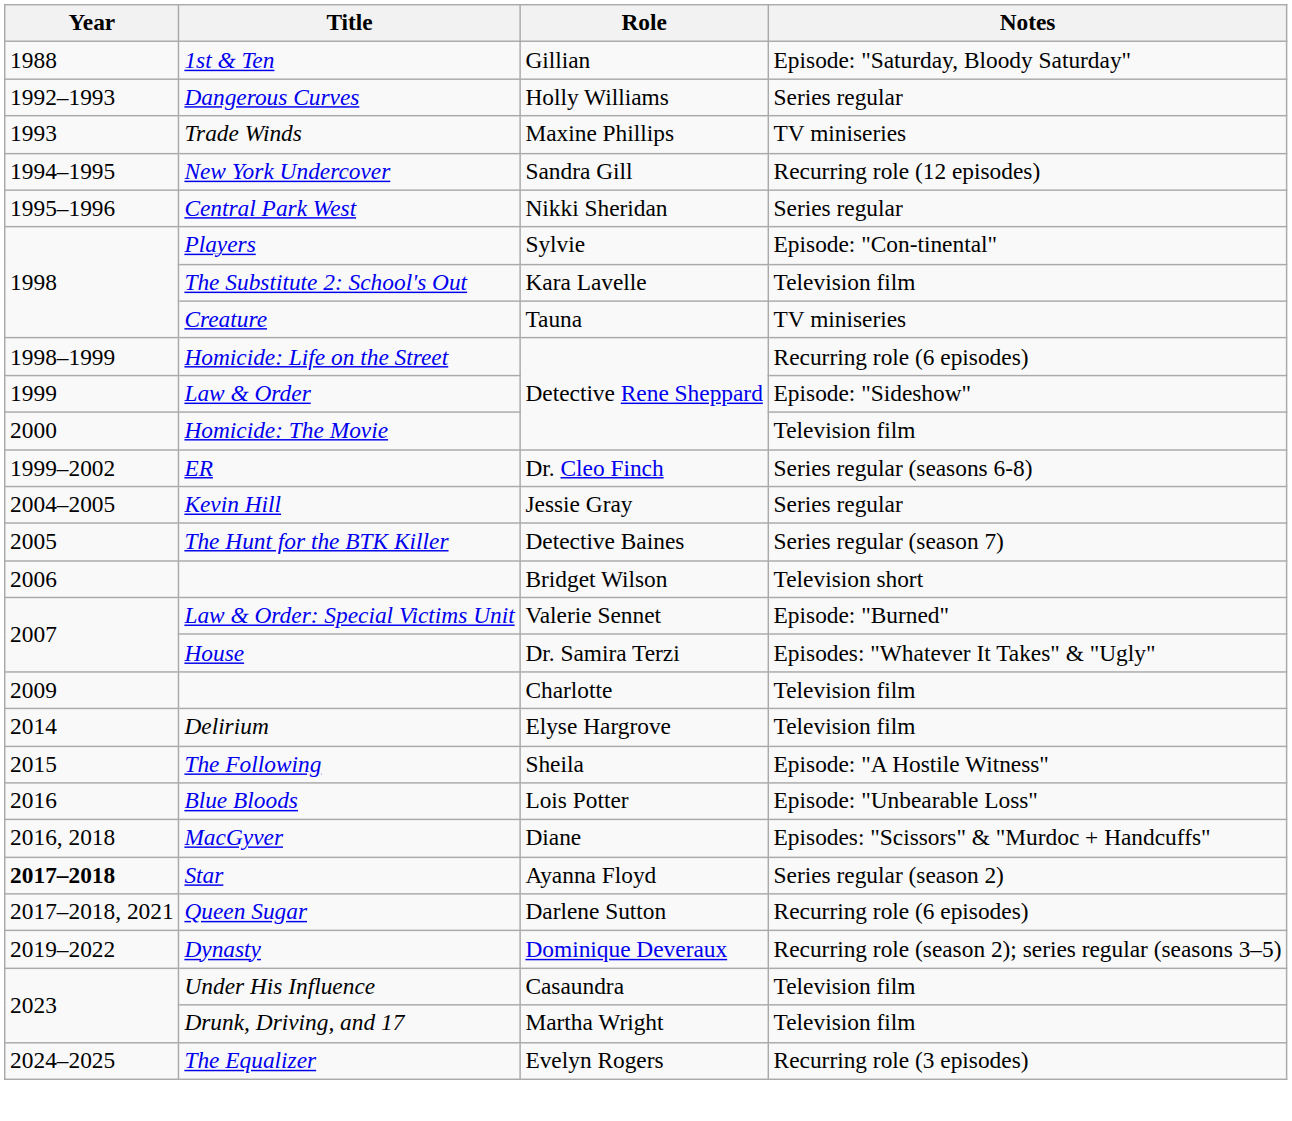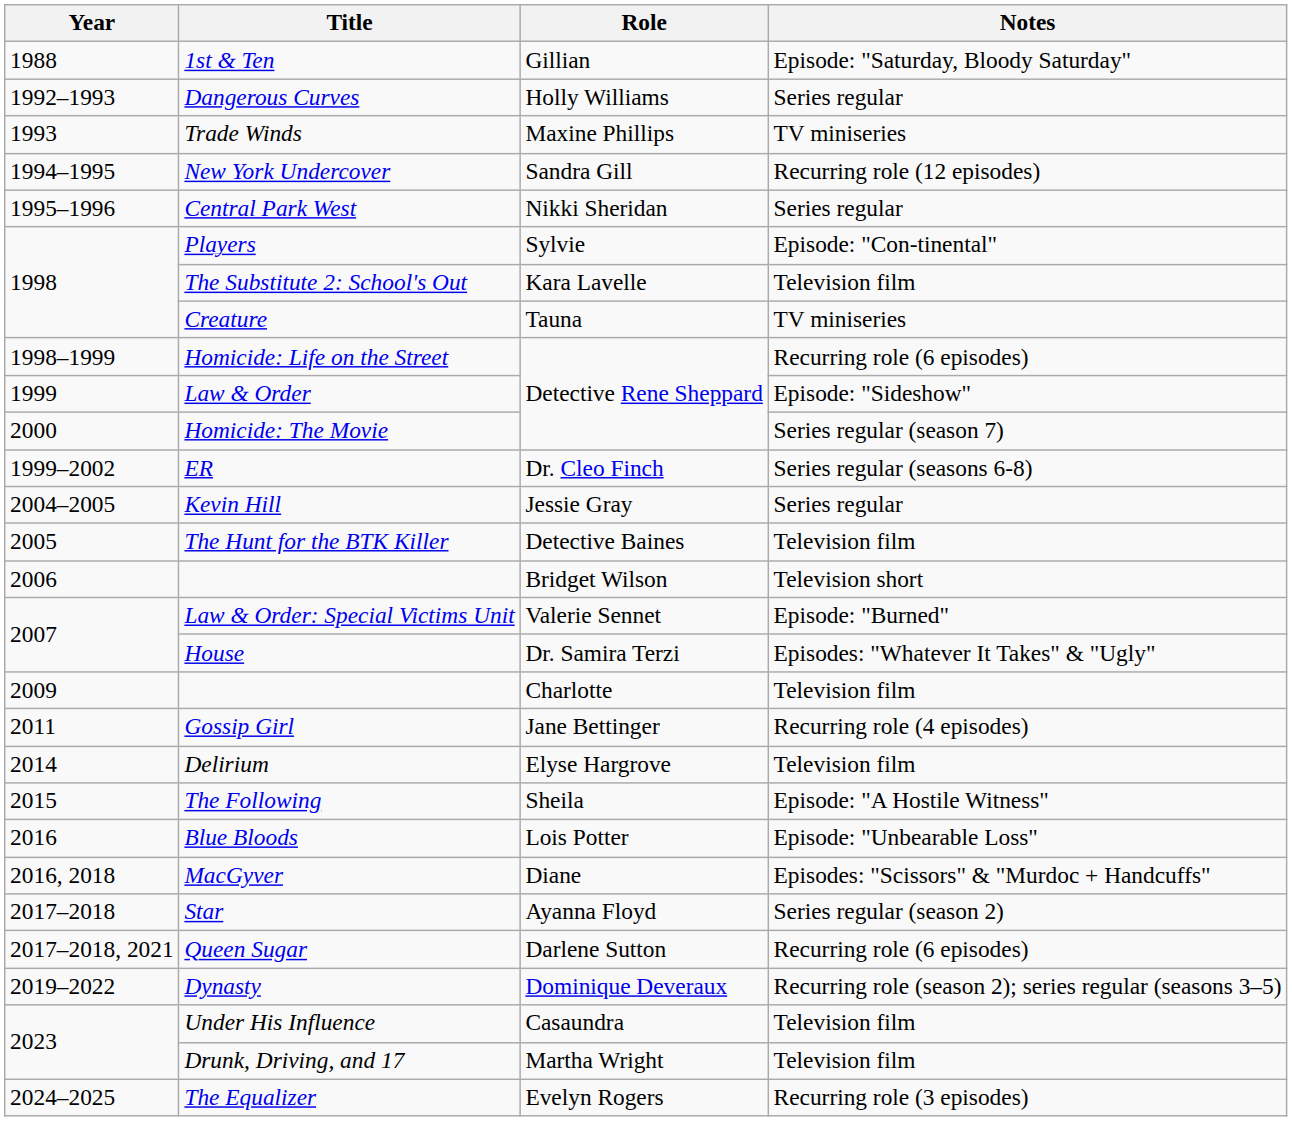(844, 430) Television film -> (889, 430) Series regular (season 7)
(889, 541) Series regular (season 7) -> (844, 541) Television film
+ row: (239, 726)
(63, 875) bold -> (63, 912) normal
